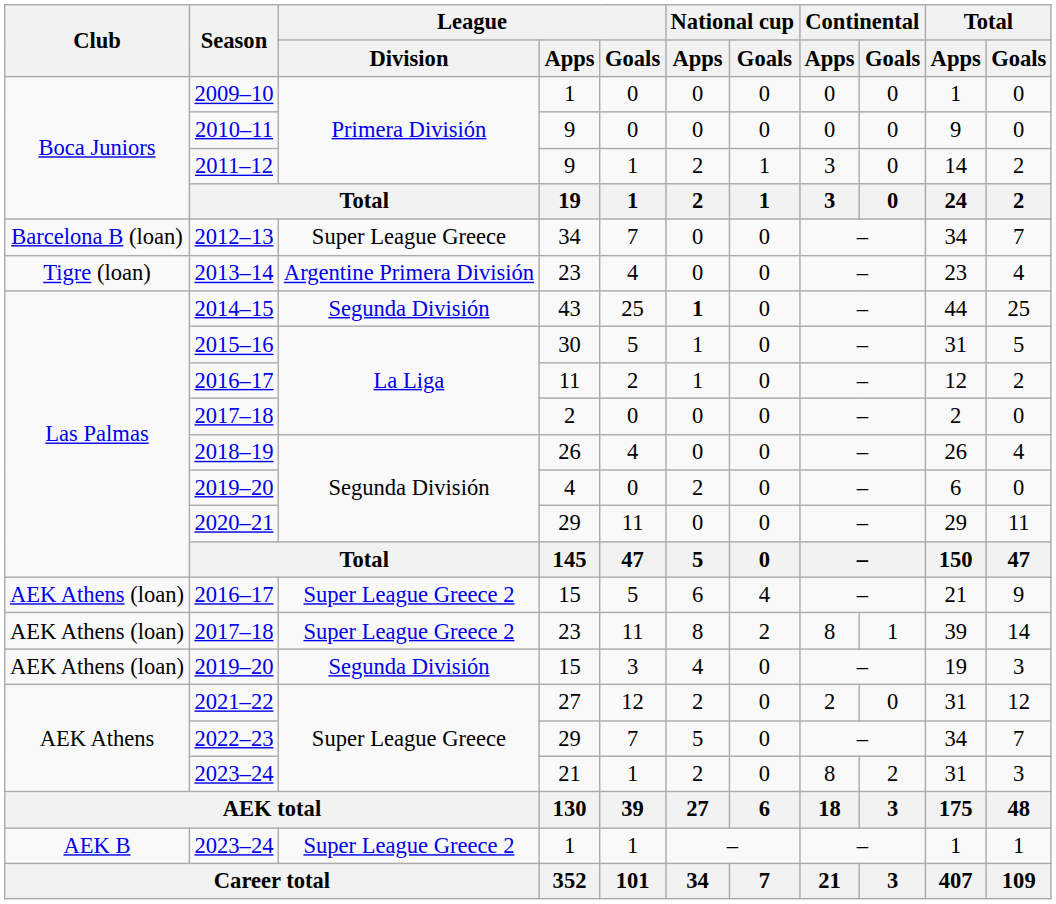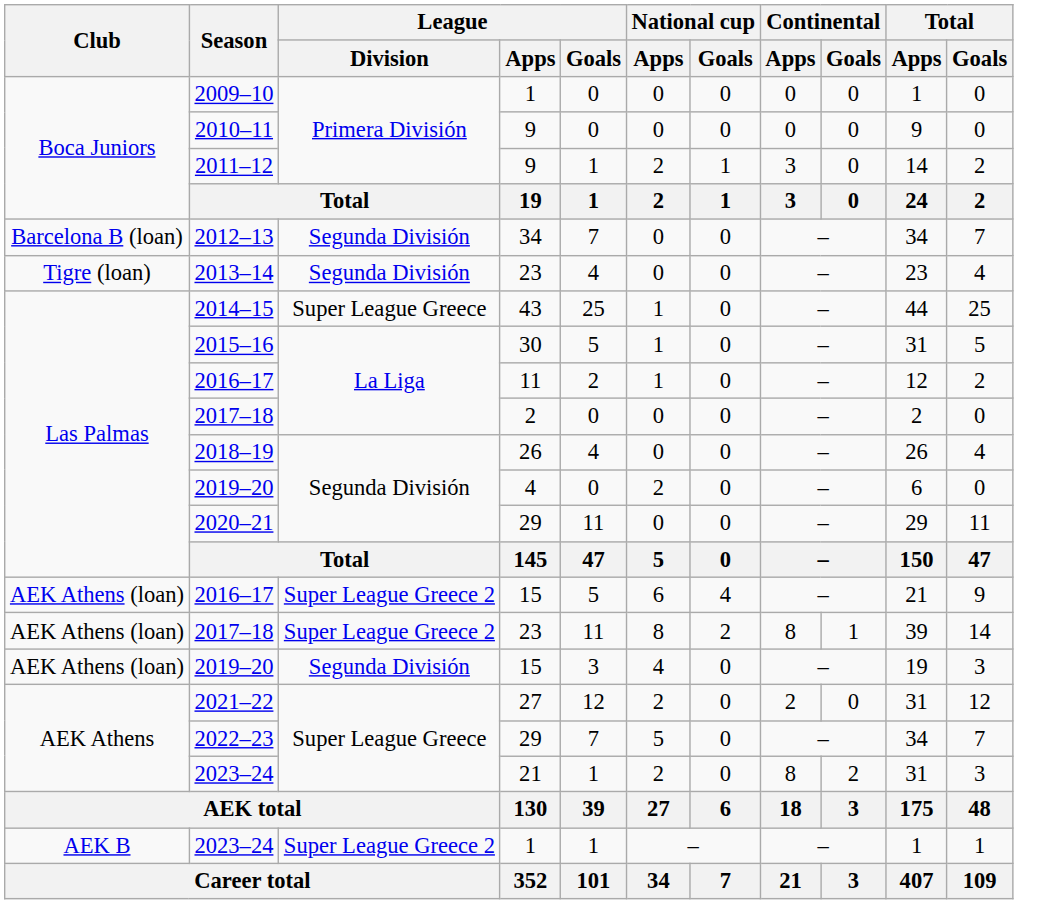(409, 237) Super League Greece -> (389, 237) Segunda División
(409, 272) Argentine Primera División -> (389, 272) Segunda División
(409, 308) Segunda División -> (389, 308) Super League Greece
(698, 308) bold -> (658, 308) normal
